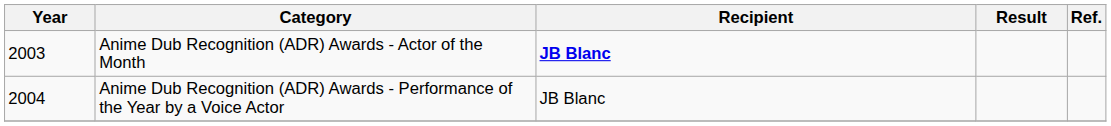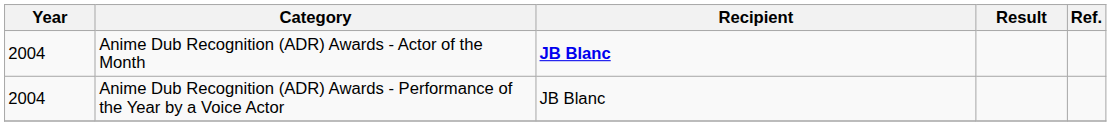(27, 53) 2003 -> (27, 53) 2004
